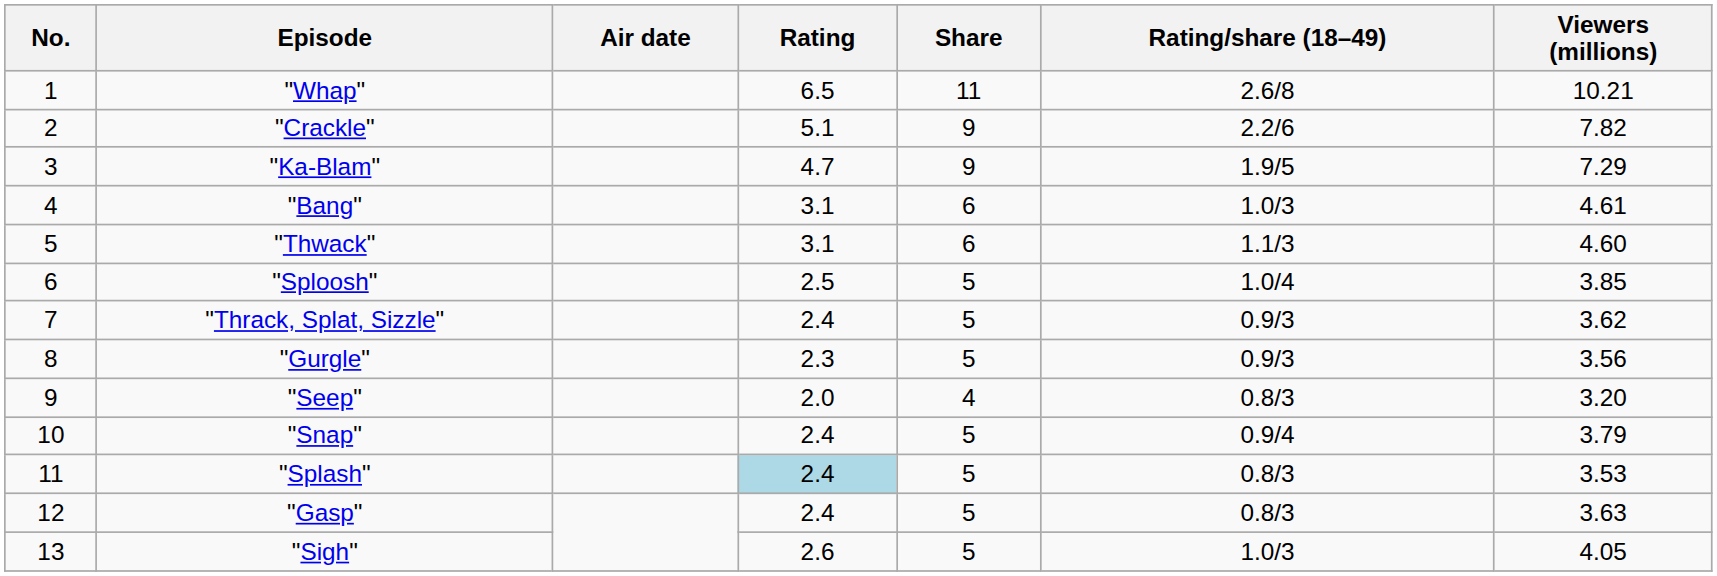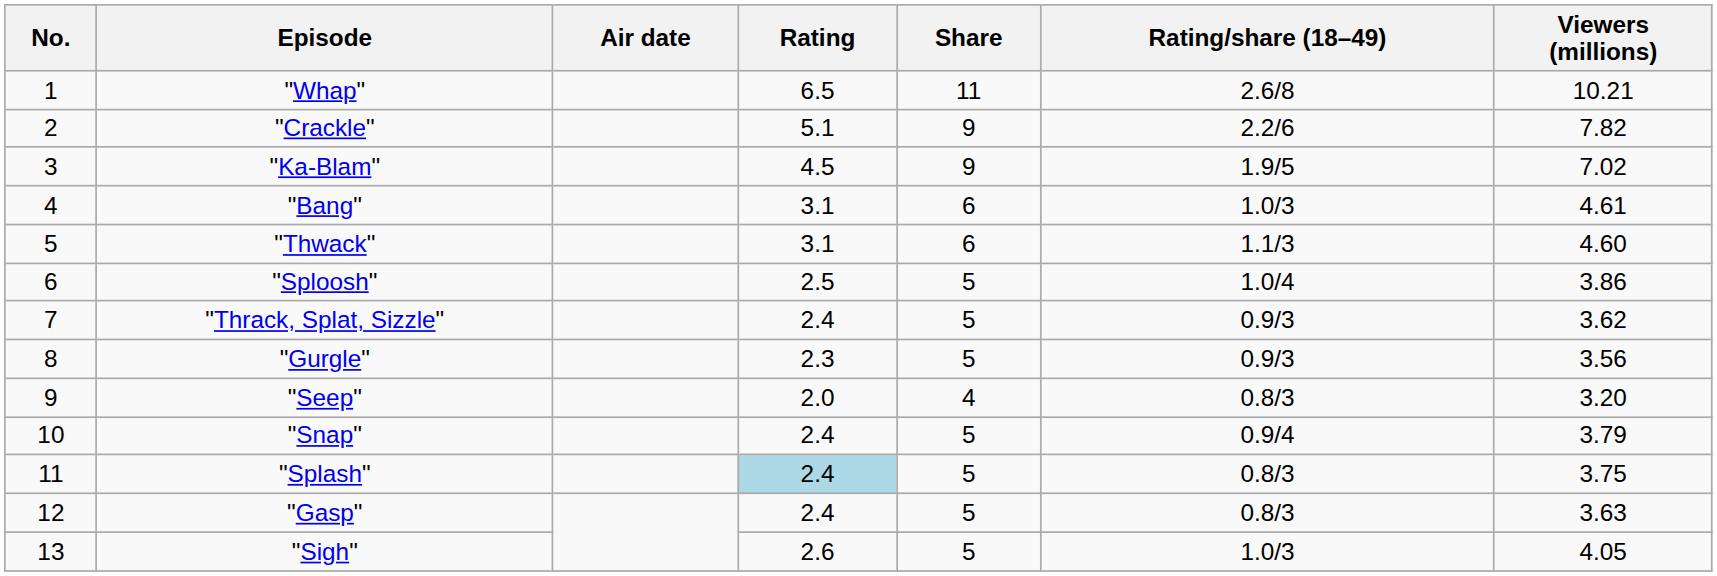(818, 167) 4.7 -> (818, 167) 4.5
(1603, 167) 7.29 -> (1603, 167) 7.02
(1603, 282) 3.85 -> (1603, 282) 3.86
(1603, 474) 3.53 -> (1603, 474) 3.75
